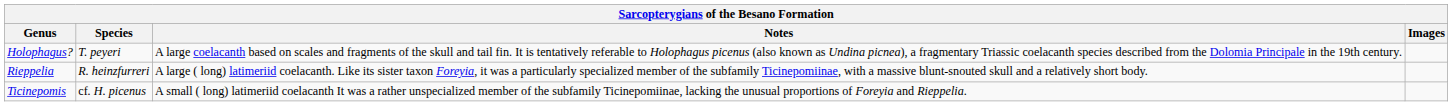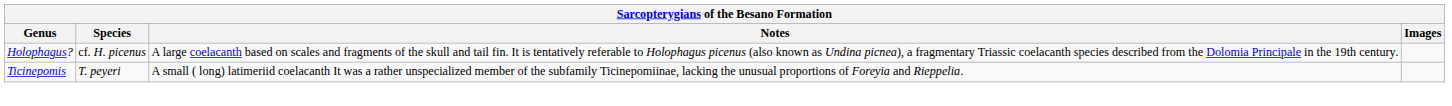(99, 52) T. peyeri -> (112, 52) cf. H. picenus
- row: (30, 71)
(112, 91) cf. H. picenus -> (99, 71) T. peyeri
